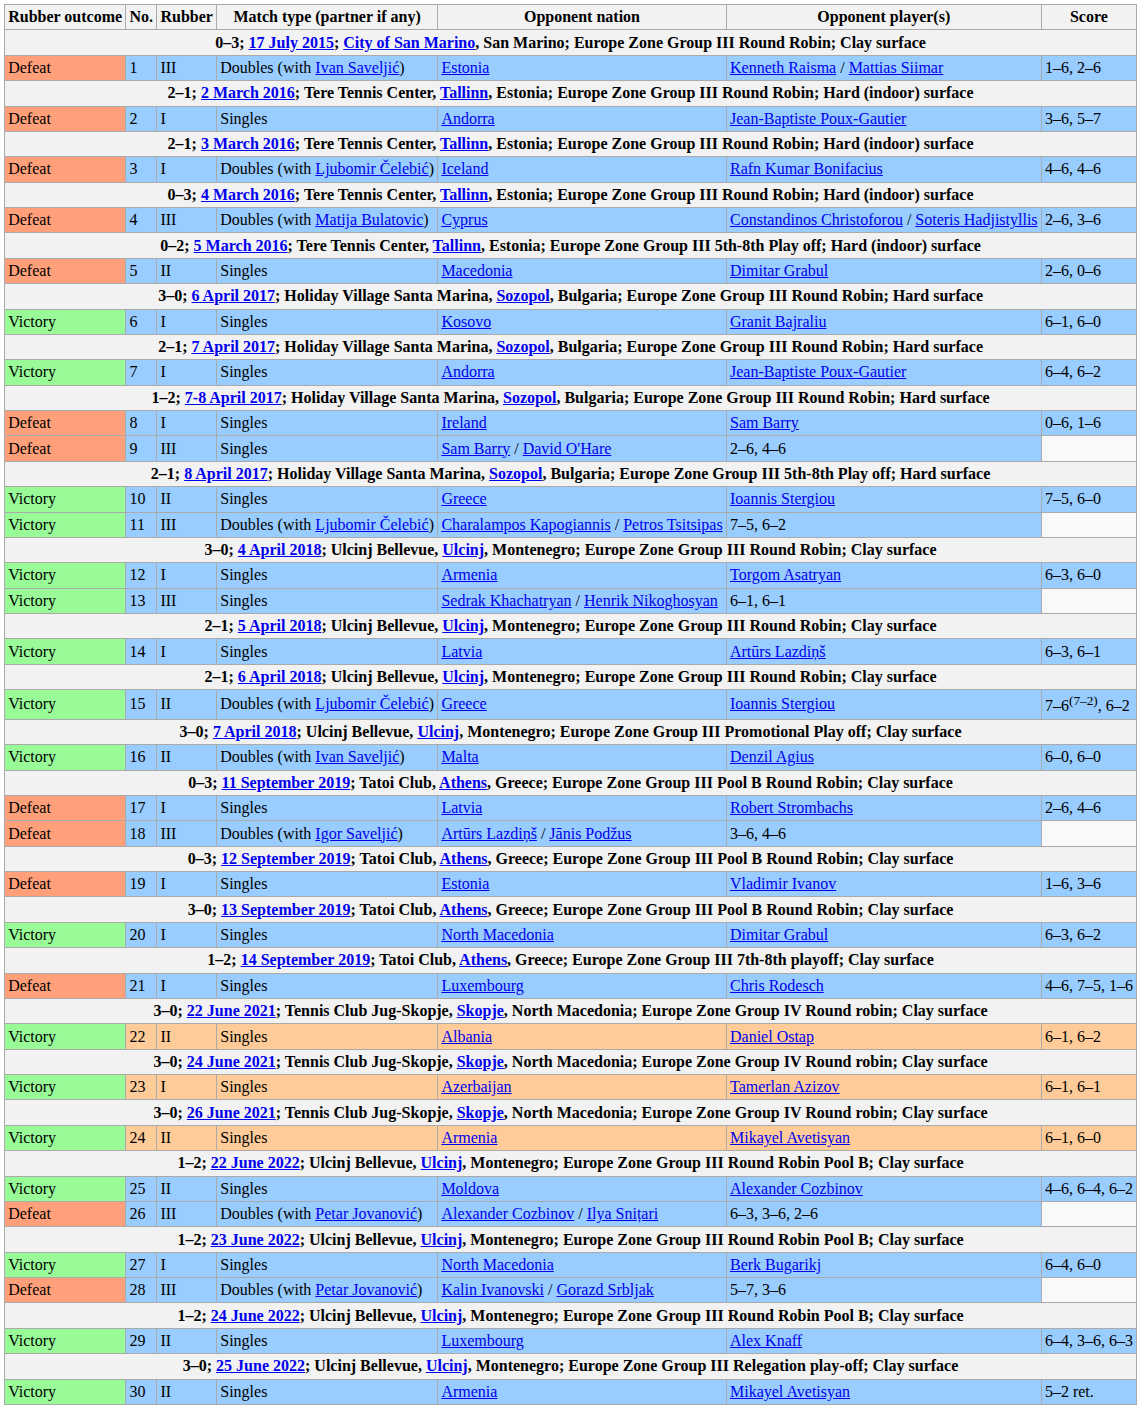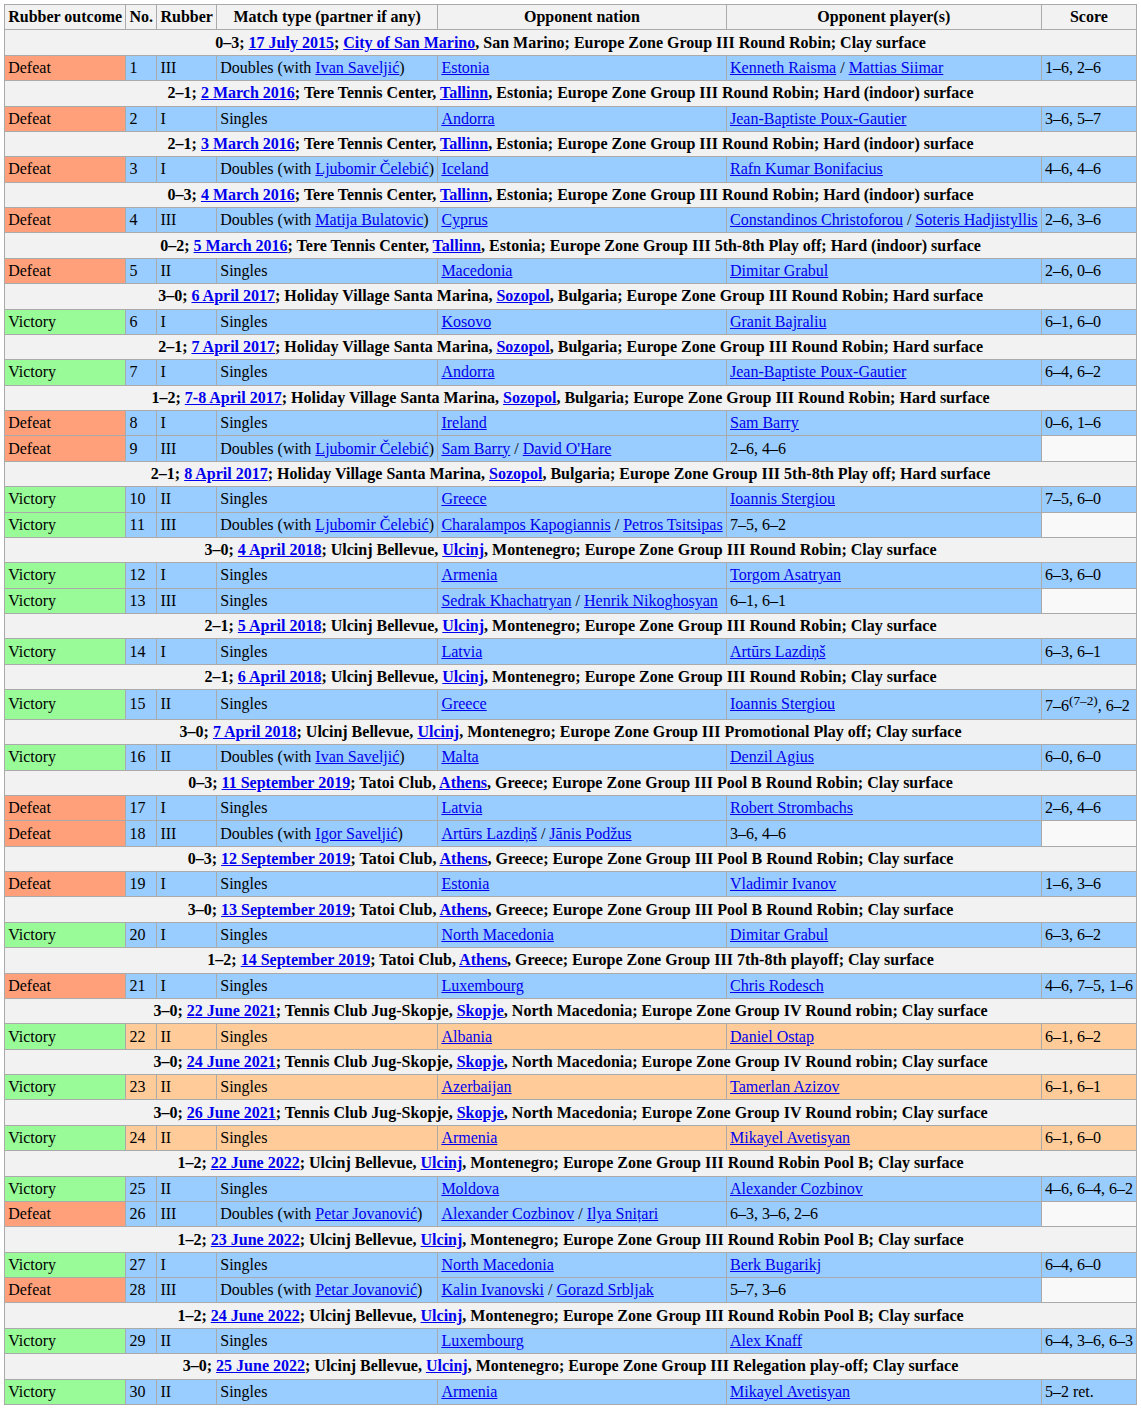(244, 448) Singles -> (327, 448) Doubles (with Ljubomir Čelebić)
(327, 704) Doubles (with Ljubomir Čelebić) -> (244, 704) Singles
(163, 1087) I -> (166, 1087) II
